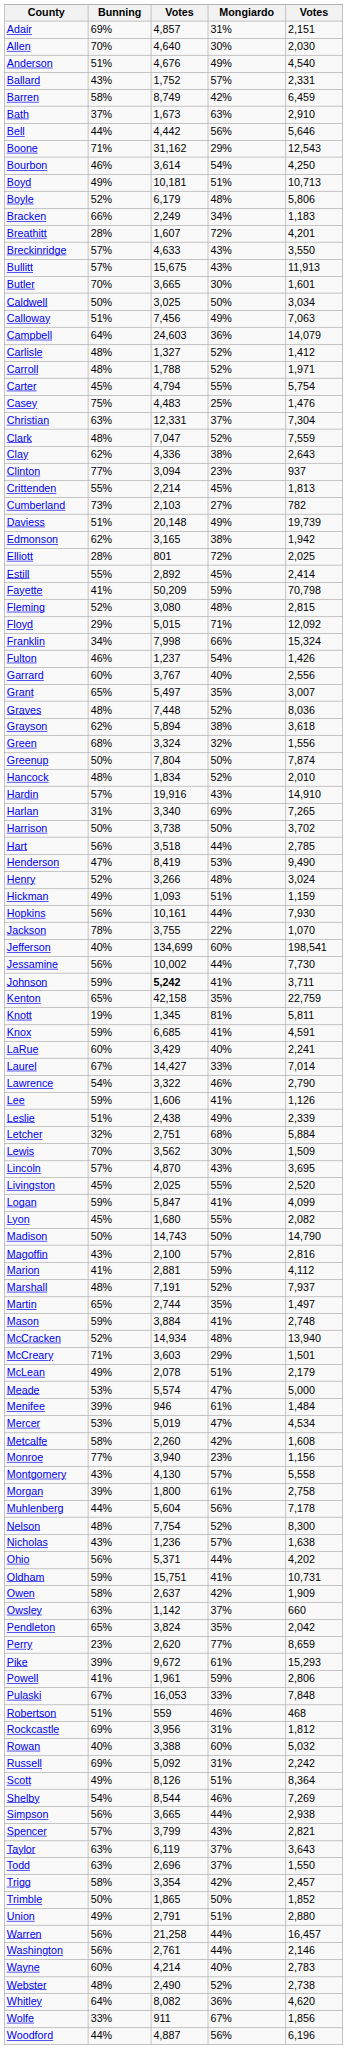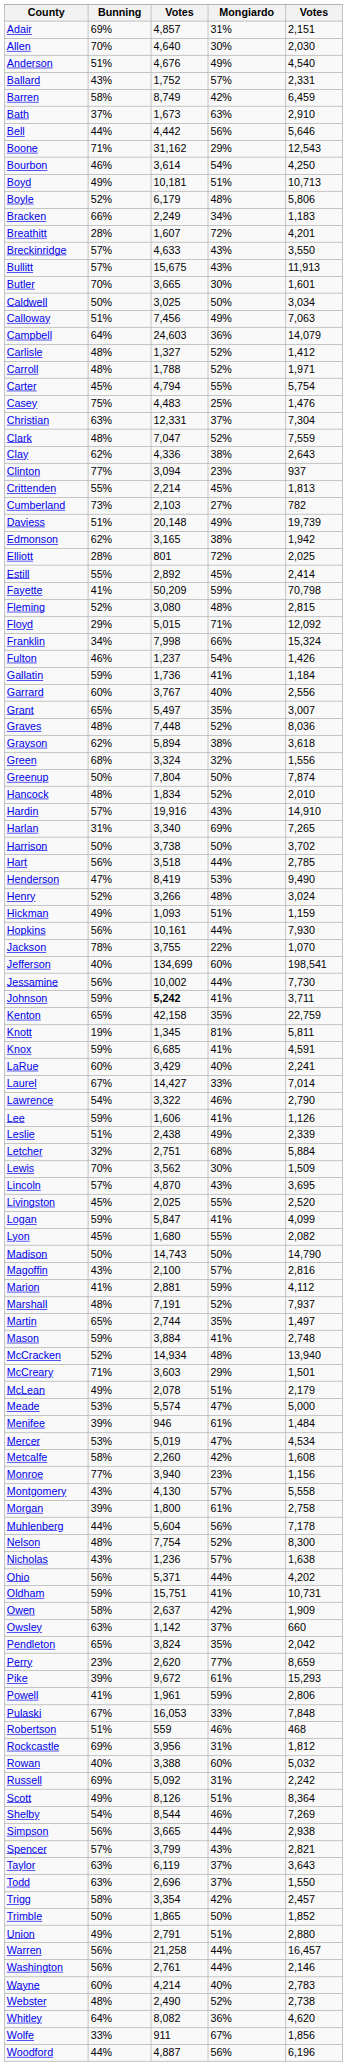+ row: (25, 676)
